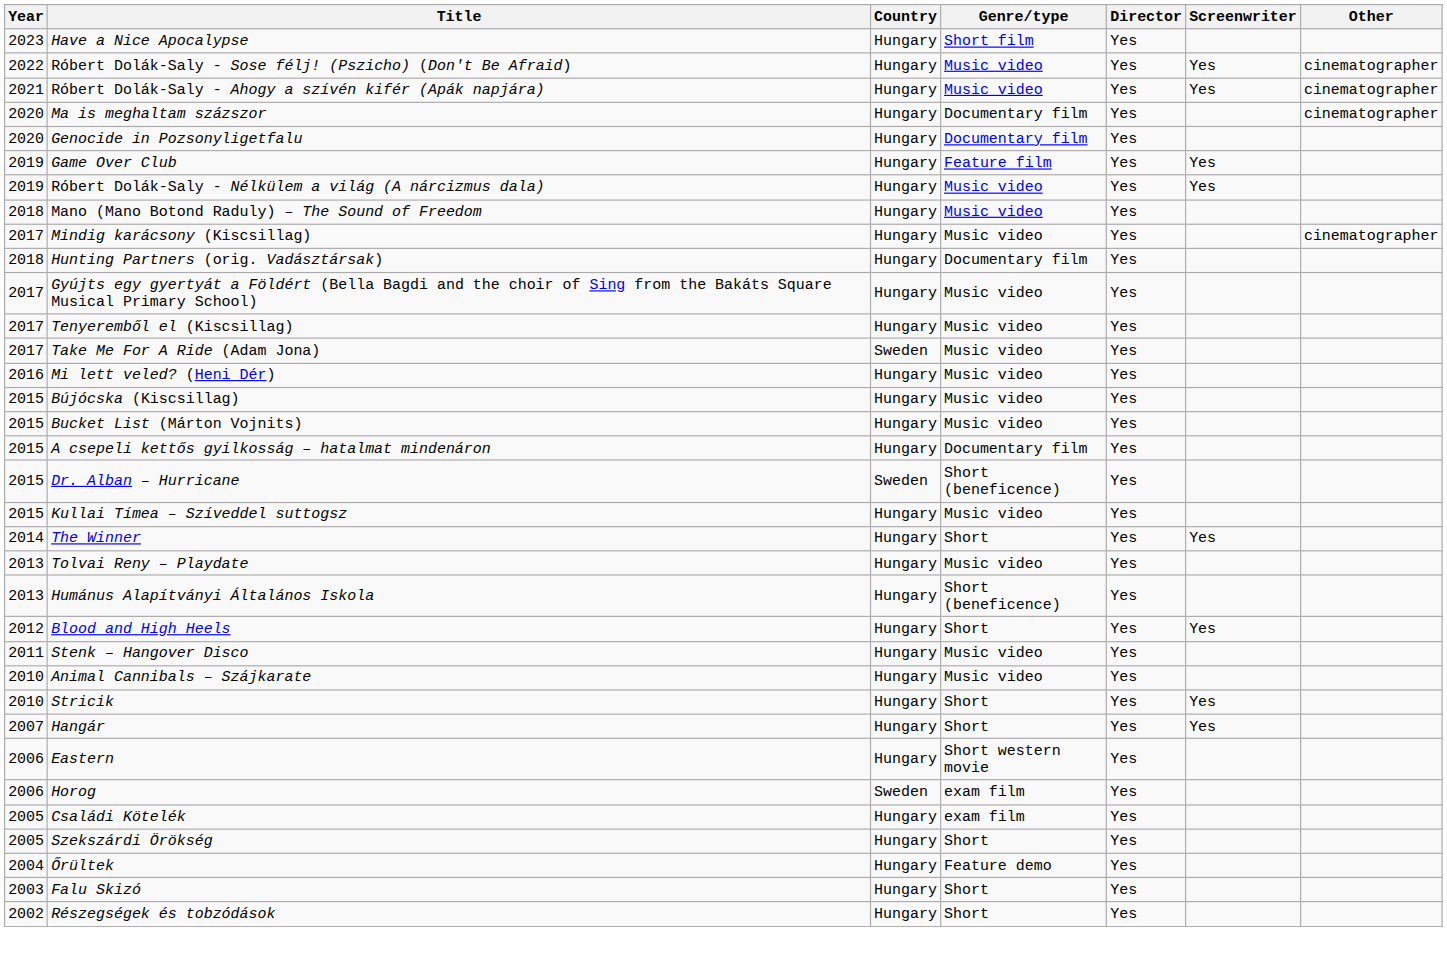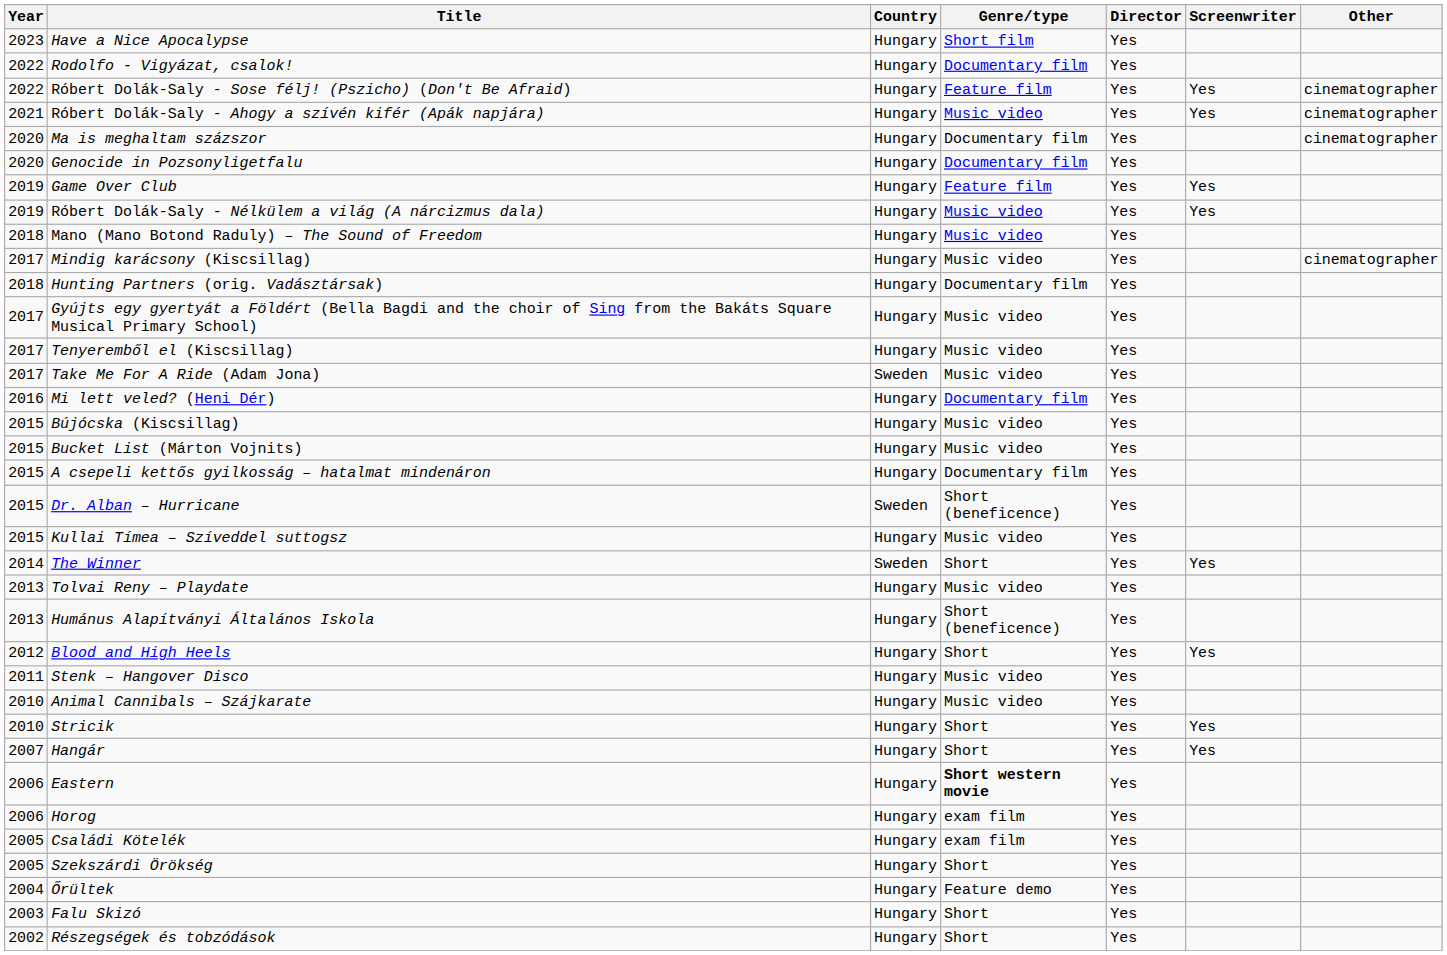+ row: (172, 65)
(993, 65) Music video -> (998, 90) Feature film
(993, 375) Music video -> (1016, 399) Documentary film
(906, 539) Hungary -> (901, 563) Sweden
(1002, 759) normal -> (1002, 784) bold
(901, 792) Sweden -> (906, 817) Hungary
